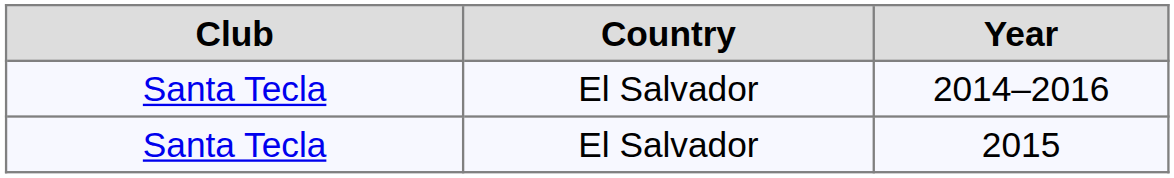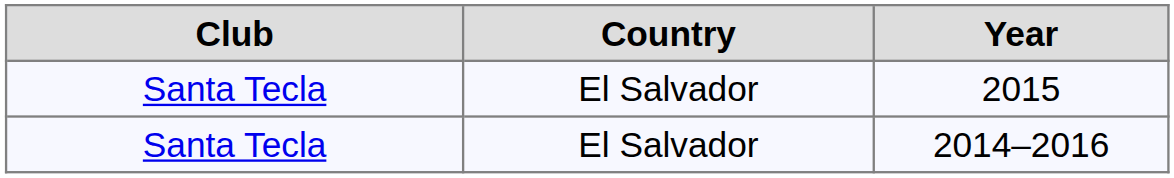rows swapped: (1021, 144) <-> (1021, 89)
